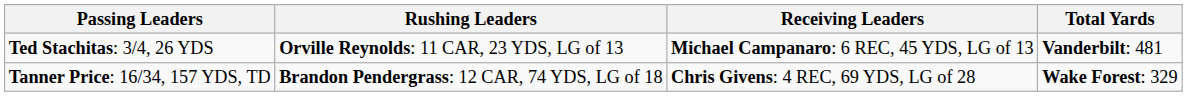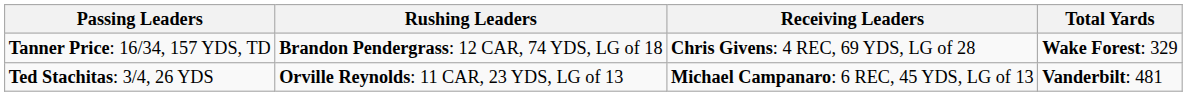rows swapped: (140, 76) <-> (111, 47)
